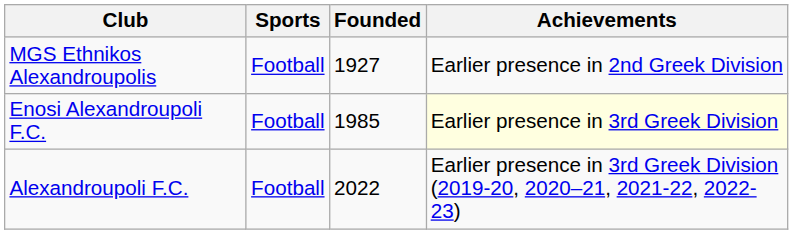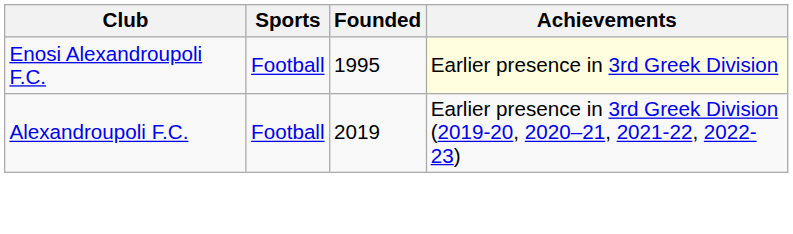- row: (83, 65)
(357, 121) 1985 -> (357, 65) 1995
(357, 188) 2022 -> (357, 132) 2019
